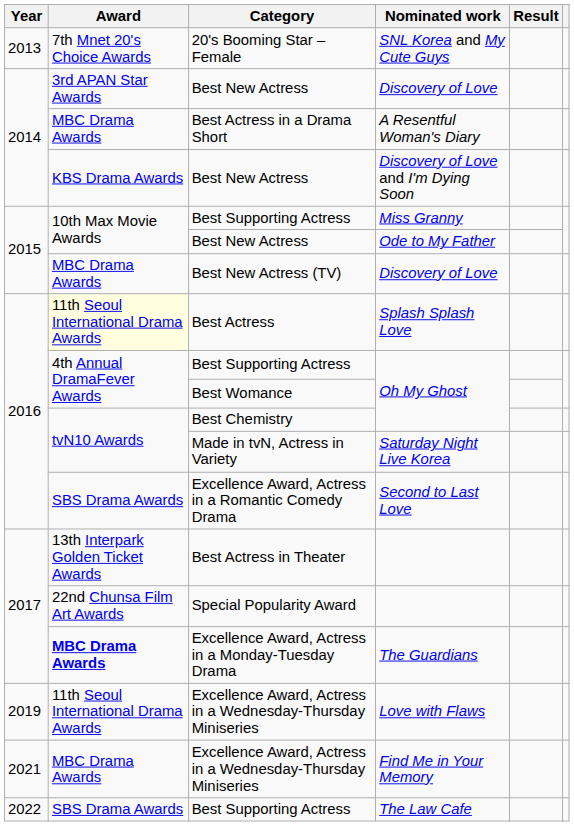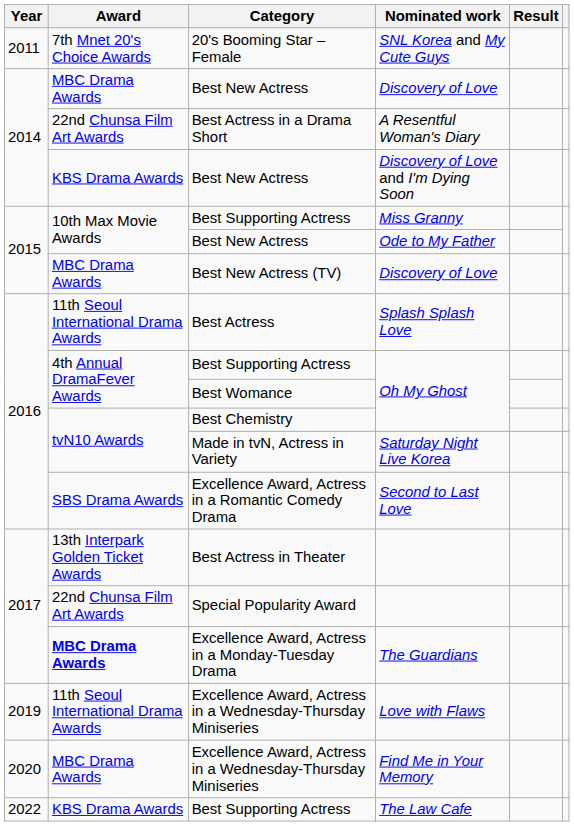(24, 48) 2013 -> (24, 48) 2011
(100, 88) 3rd APAN Star Awards -> (93, 88) MBC Drama Awards
(93, 128) MBC Drama Awards -> (112, 128) 22nd Chunsa Film Art Awards
(117, 322) lightyellow background -> (117, 322) no background
(24, 769) 2021 -> (24, 769) 2020
(118, 809) SBS Drama Awards -> (118, 809) KBS Drama Awards
